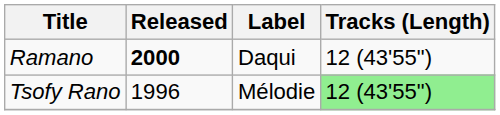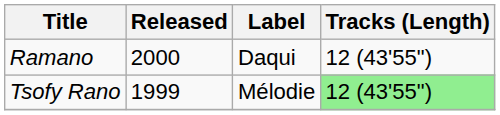(155, 57) bold -> (155, 57) normal
(155, 92) 1996 -> (155, 92) 1999
